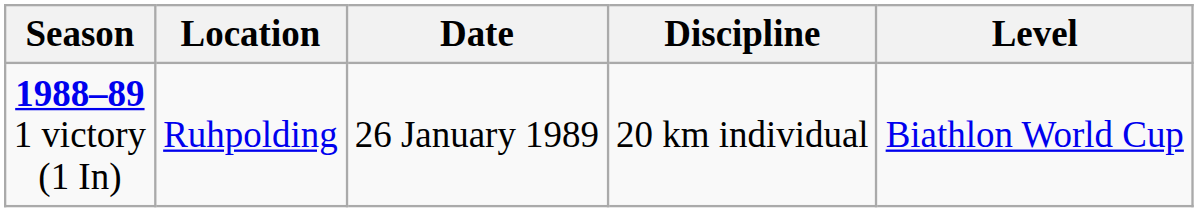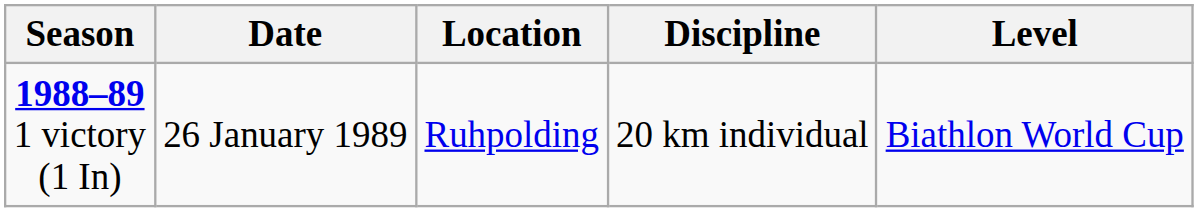columns swapped: (477, 33) <-> (250, 33)
